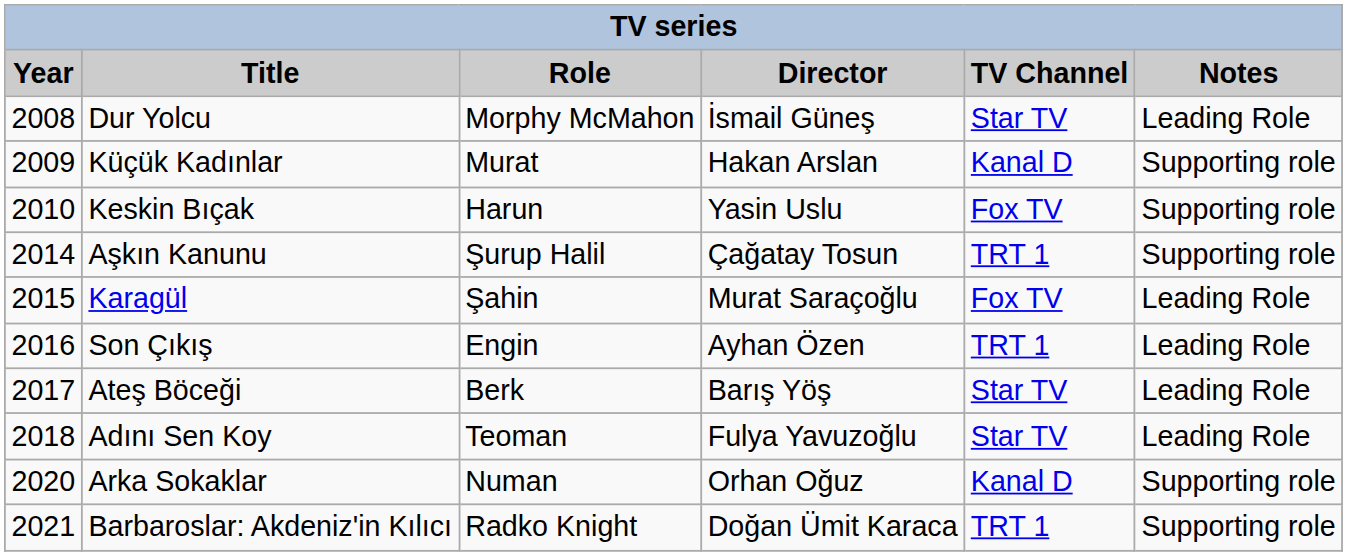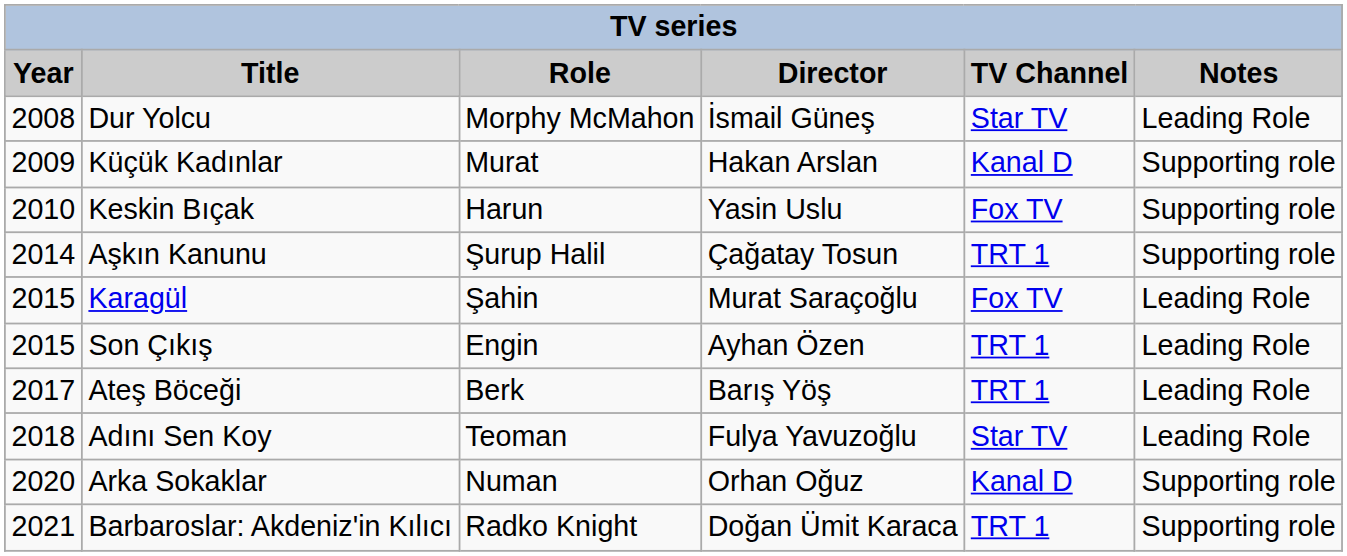(43, 345) 2016 -> (43, 345) 2015
(1019, 390) Star TV -> (1010, 390) TRT 1
